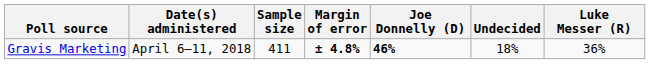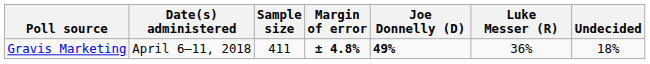columns swapped: (594, 22) <-> (507, 29)
(384, 49) 46% -> (384, 49) 49%
